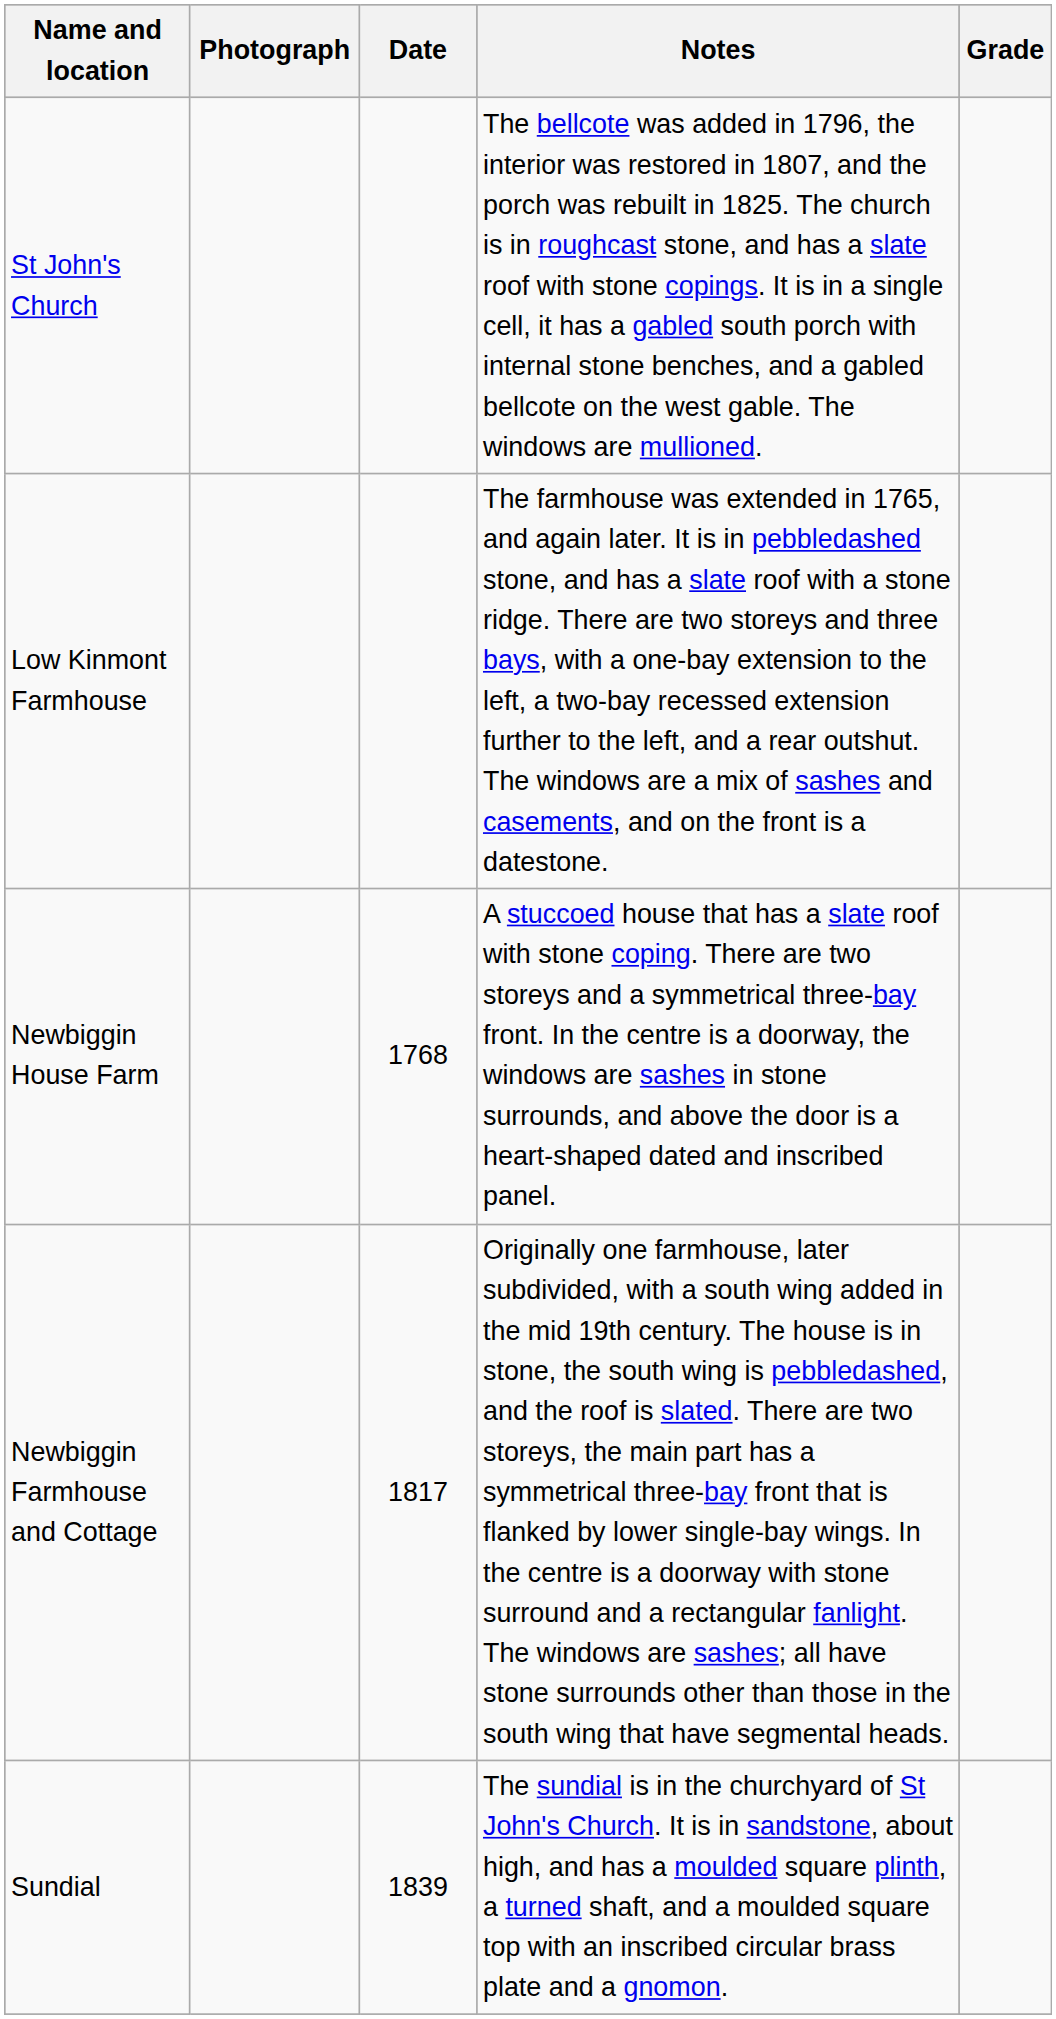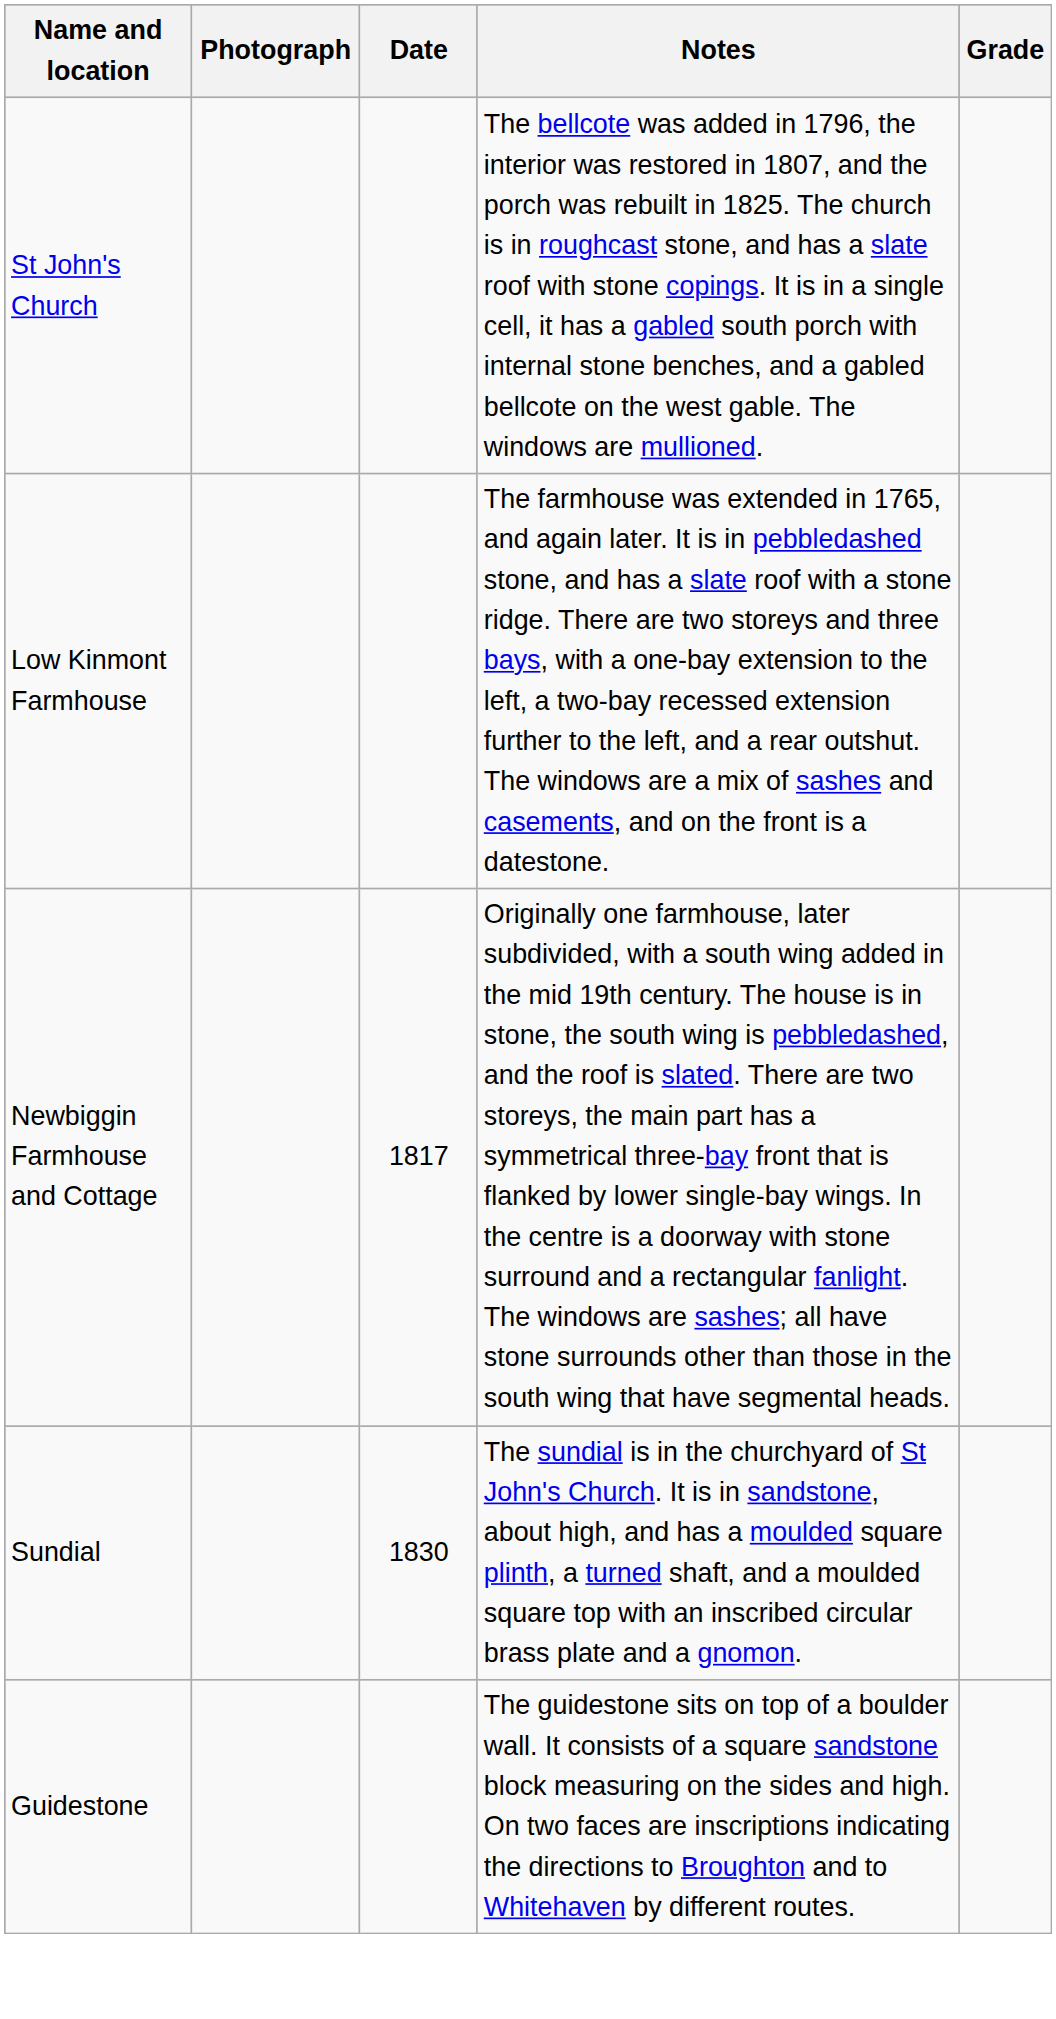- row: (85, 1055)
(418, 1887) 1839 -> (419, 1552) 1830
+ row: (80, 1806)
